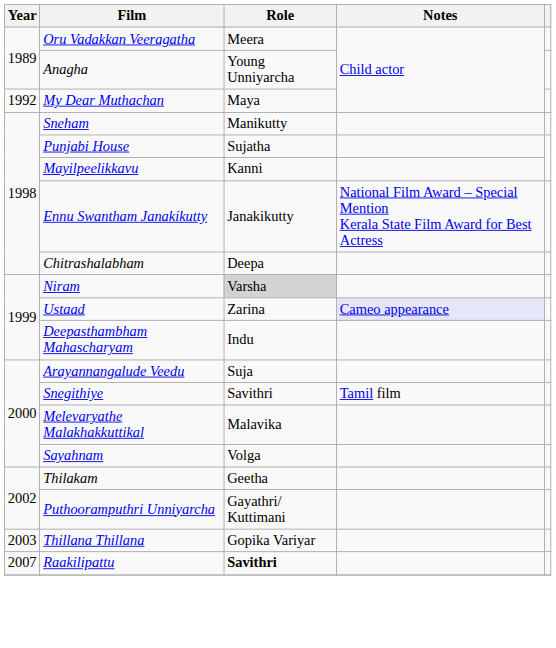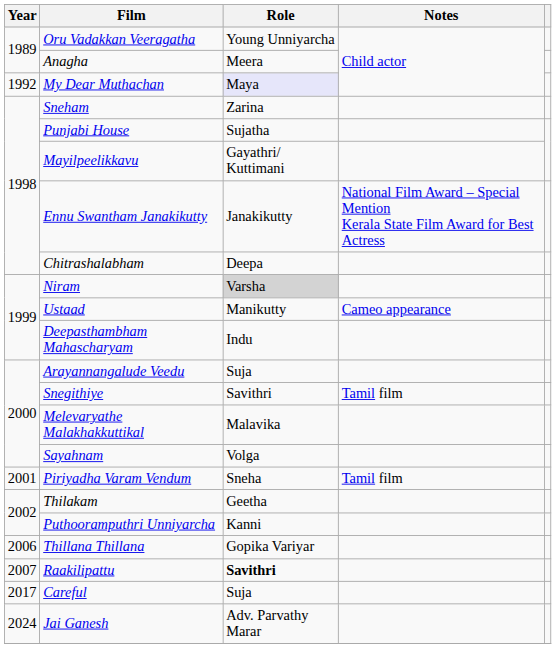(246, 38) Meera -> (280, 38) Young Unniyarcha
(261, 69) Young Unniyarcha -> (245, 61) Meera
(244, 100) no background -> (243, 84) lavender background
(257, 123) Manikutty -> (245, 107) Zarina
(245, 169) Kanni -> (255, 161) Gayathri/ Kuttimani
(246, 309) Zarina -> (256, 309) Manikutty
(394, 309) lavender background -> (396, 309) no background
+ row: (117, 478)
(256, 509) Gayathri/ Kuttimani -> (244, 524) Kanni
(22, 540) 2003 -> (22, 547) 2006
+ row: (65, 592)
+ row: (76, 623)
